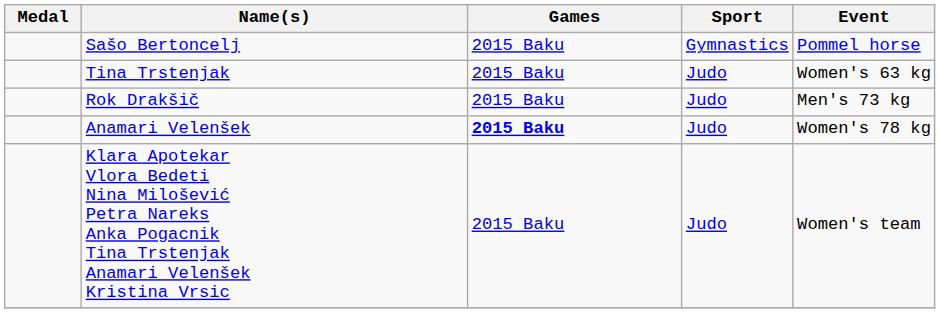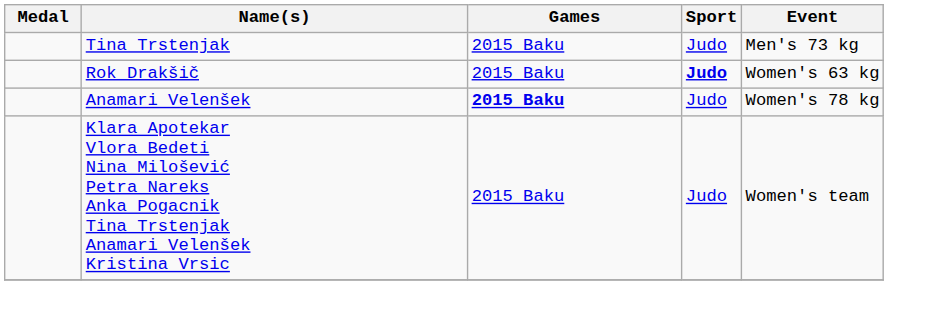- row: (163, 47)
(864, 74) Women's 63 kg -> (802, 47) Men's 73 kg
(706, 102) normal -> (706, 74) bold
(854, 102) Men's 73 kg -> (813, 74) Women's 63 kg
